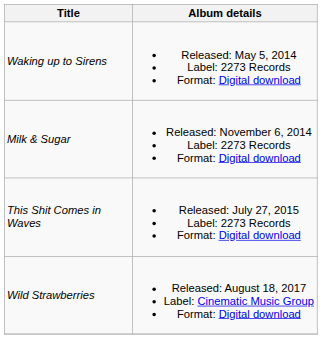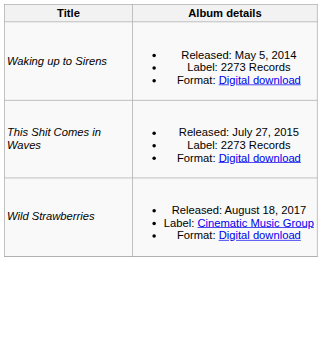- row: (39, 139)
